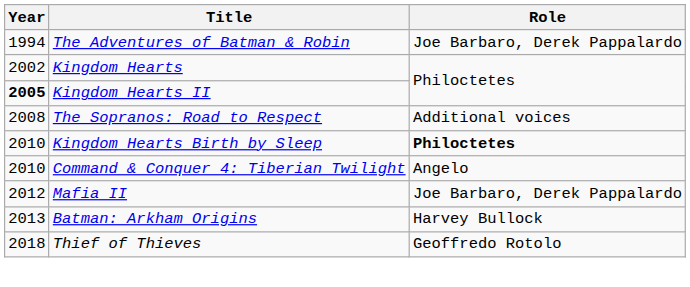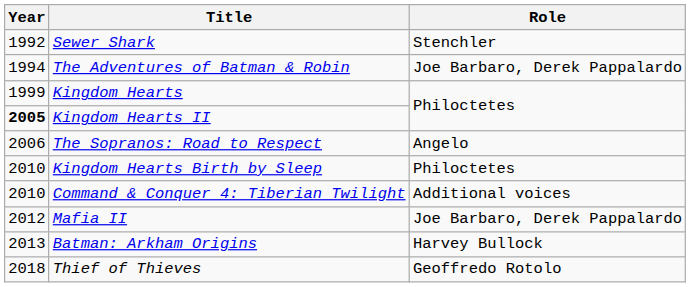+ row: (104, 42)
(27, 68) 2002 -> (27, 93) 1999
(27, 118) 2008 -> (27, 143) 2006
(492, 118) Additional voices -> (441, 143) Angelo
(464, 143) bold -> (464, 168) normal
(441, 168) Angelo -> (492, 194) Additional voices
